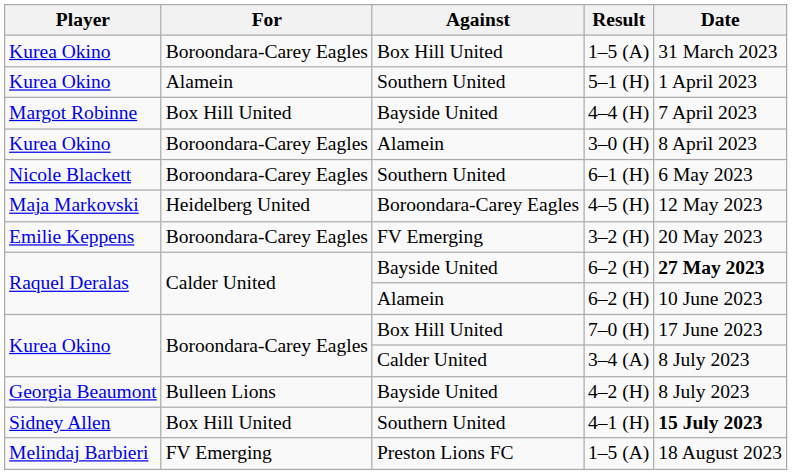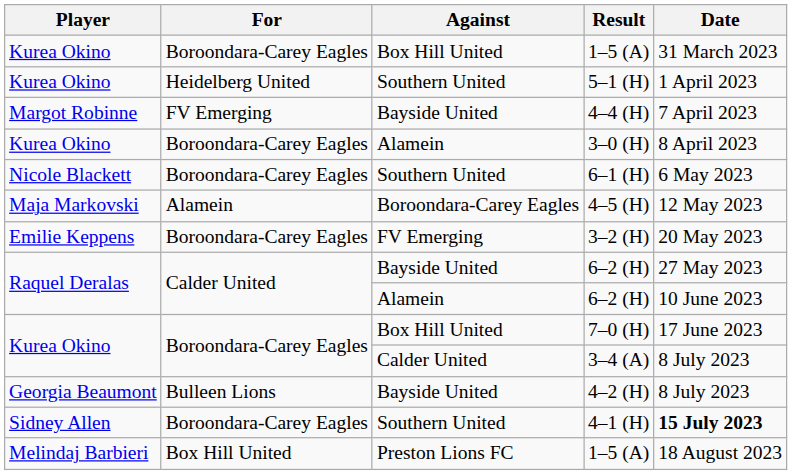(199, 81) Alamein -> (238, 81) Heidelberg United
(229, 112) Box Hill United -> (219, 112) FV Emerging
(238, 205) Heidelberg United -> (199, 205) Alamein
(711, 267) bold -> (710, 267) normal
(229, 422) Box Hill United -> (267, 422) Boroondara-Carey Eagles
(219, 453) FV Emerging -> (229, 453) Box Hill United
